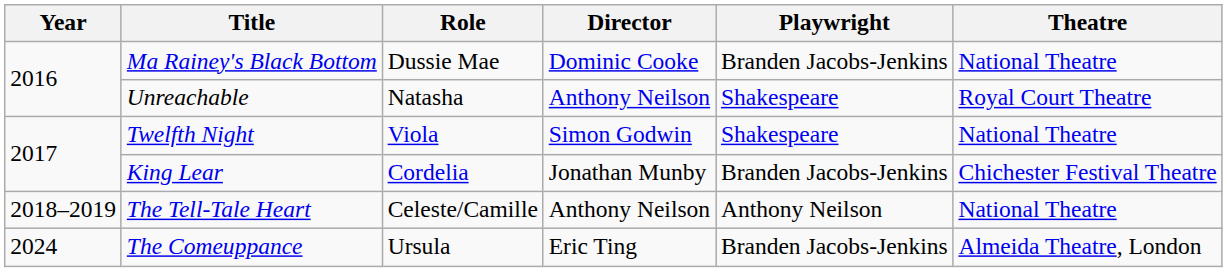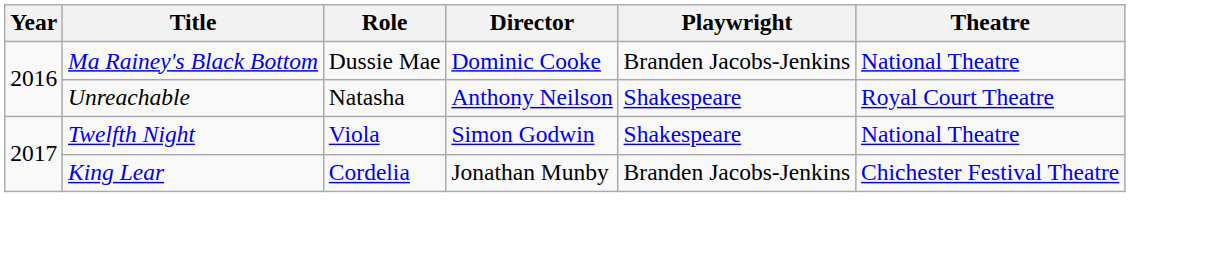- row: (219, 209)
- row: (215, 246)
